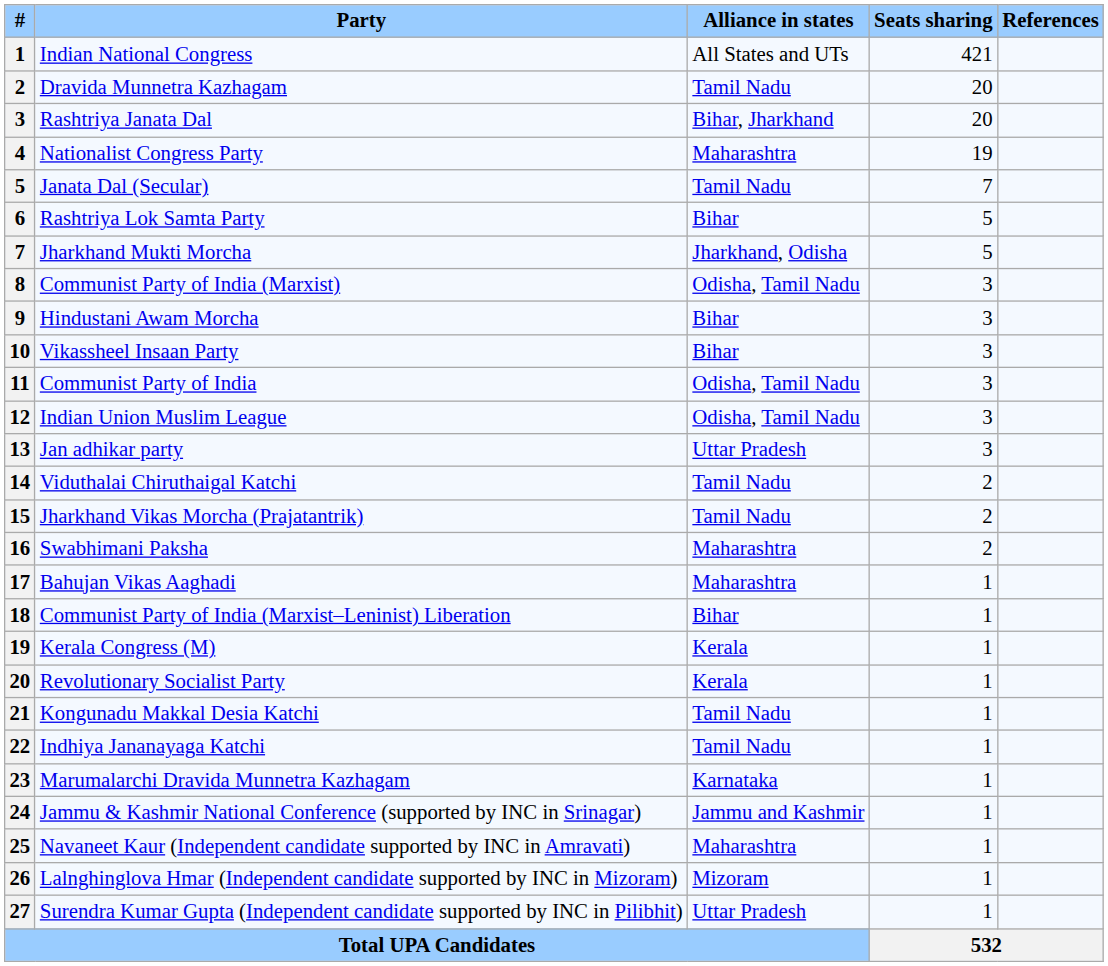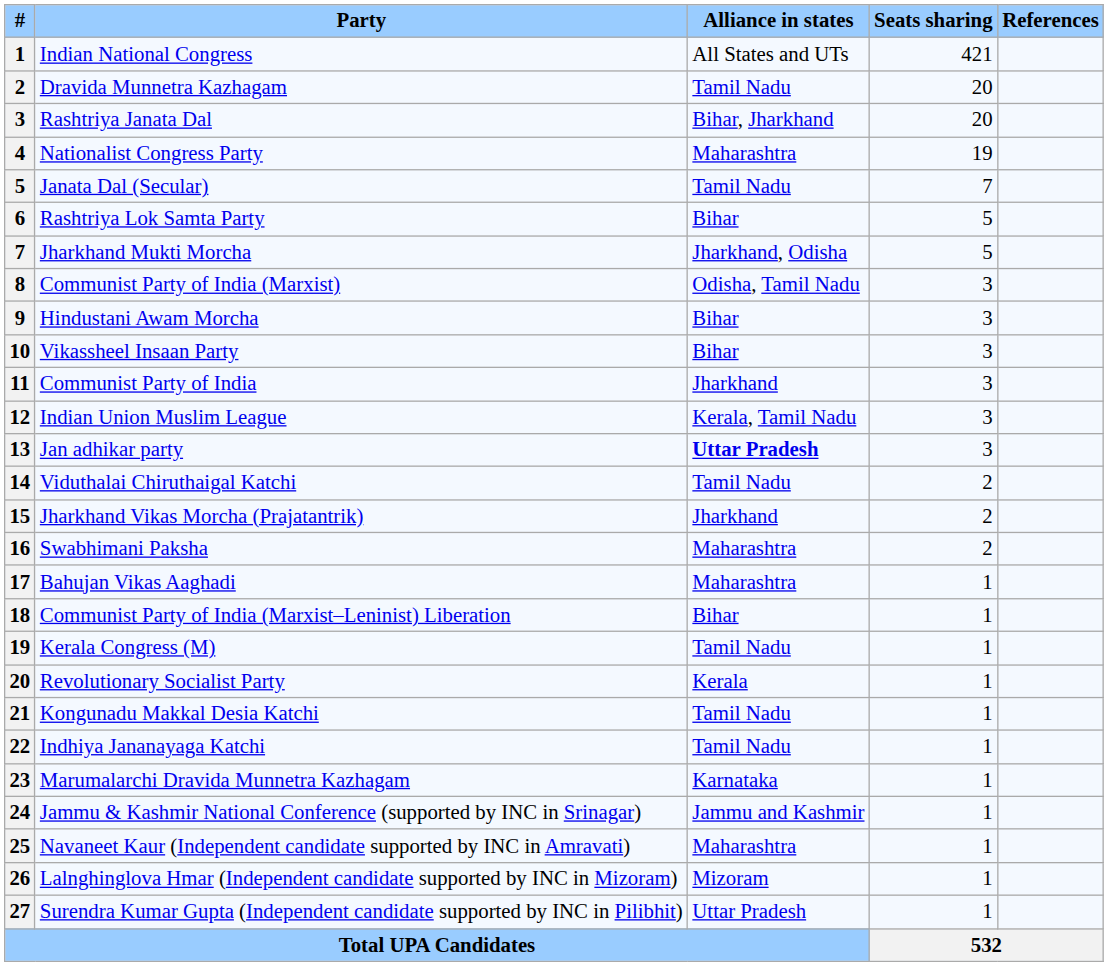(776, 383) Odisha, Tamil Nadu -> (735, 383) Jharkhand
(776, 416) Odisha, Tamil Nadu -> (774, 416) Kerala, Tamil Nadu
(749, 449) normal -> (755, 449) bold
(742, 515) Tamil Nadu -> (735, 515) Jharkhand
(720, 647) Kerala -> (742, 647) Tamil Nadu
